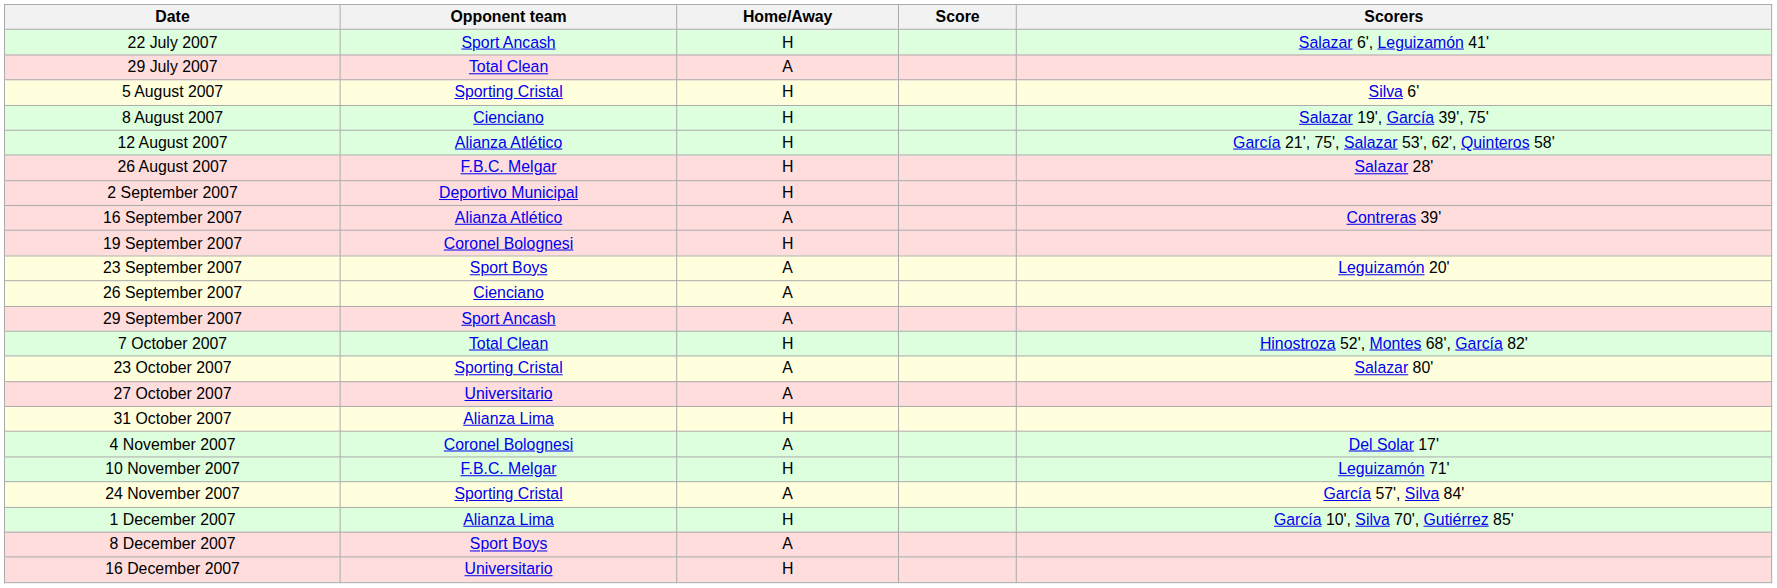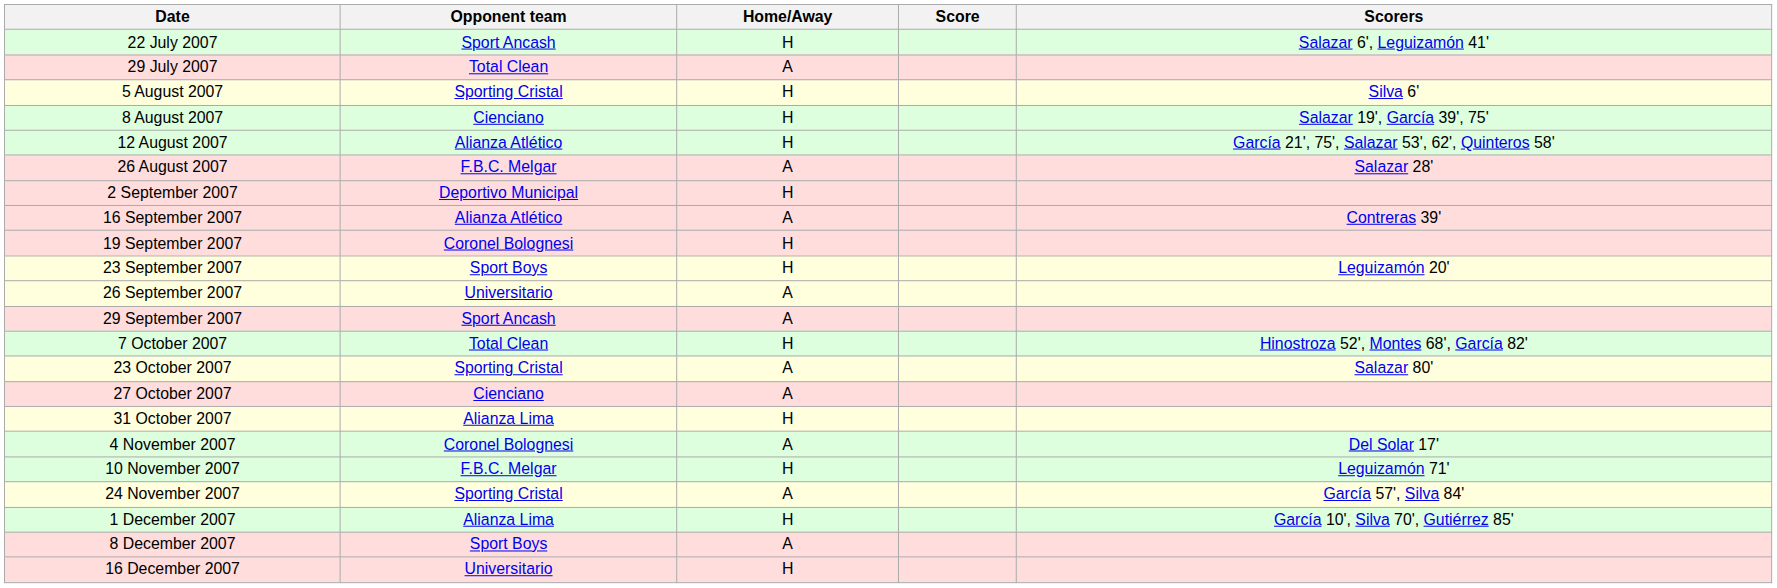(788, 167) H -> (788, 167) A
(788, 268) A -> (788, 268) H
(509, 293) Cienciano -> (509, 293) Universitario
(509, 393) Universitario -> (509, 393) Cienciano
